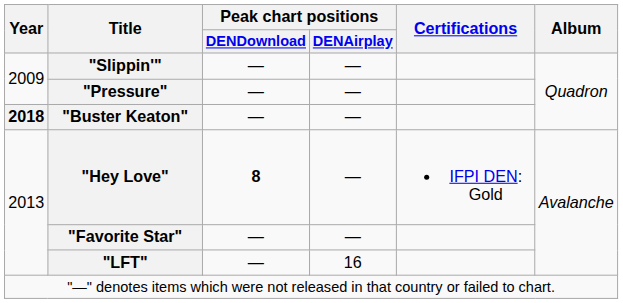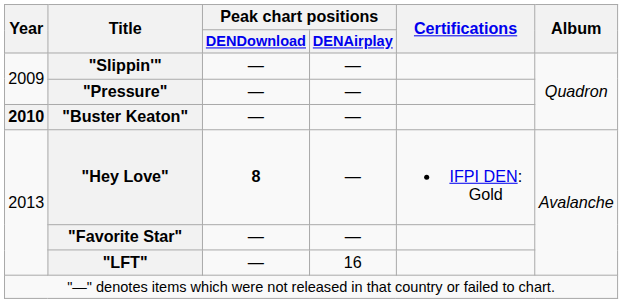(26, 117) 2018 -> (26, 117) 2010
